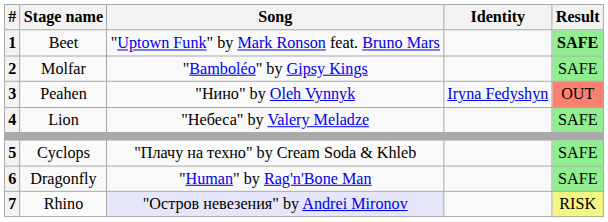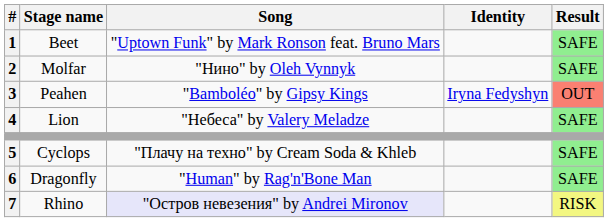(578, 42) bold -> (578, 42) normal
(275, 68) "Bamboléo" by Gipsy Kings -> (275, 68) "Нино" by Oleh Vynnyk
(275, 94) "Нино" by Oleh Vynnyk -> (275, 94) "Bamboléo" by Gipsy Kings
